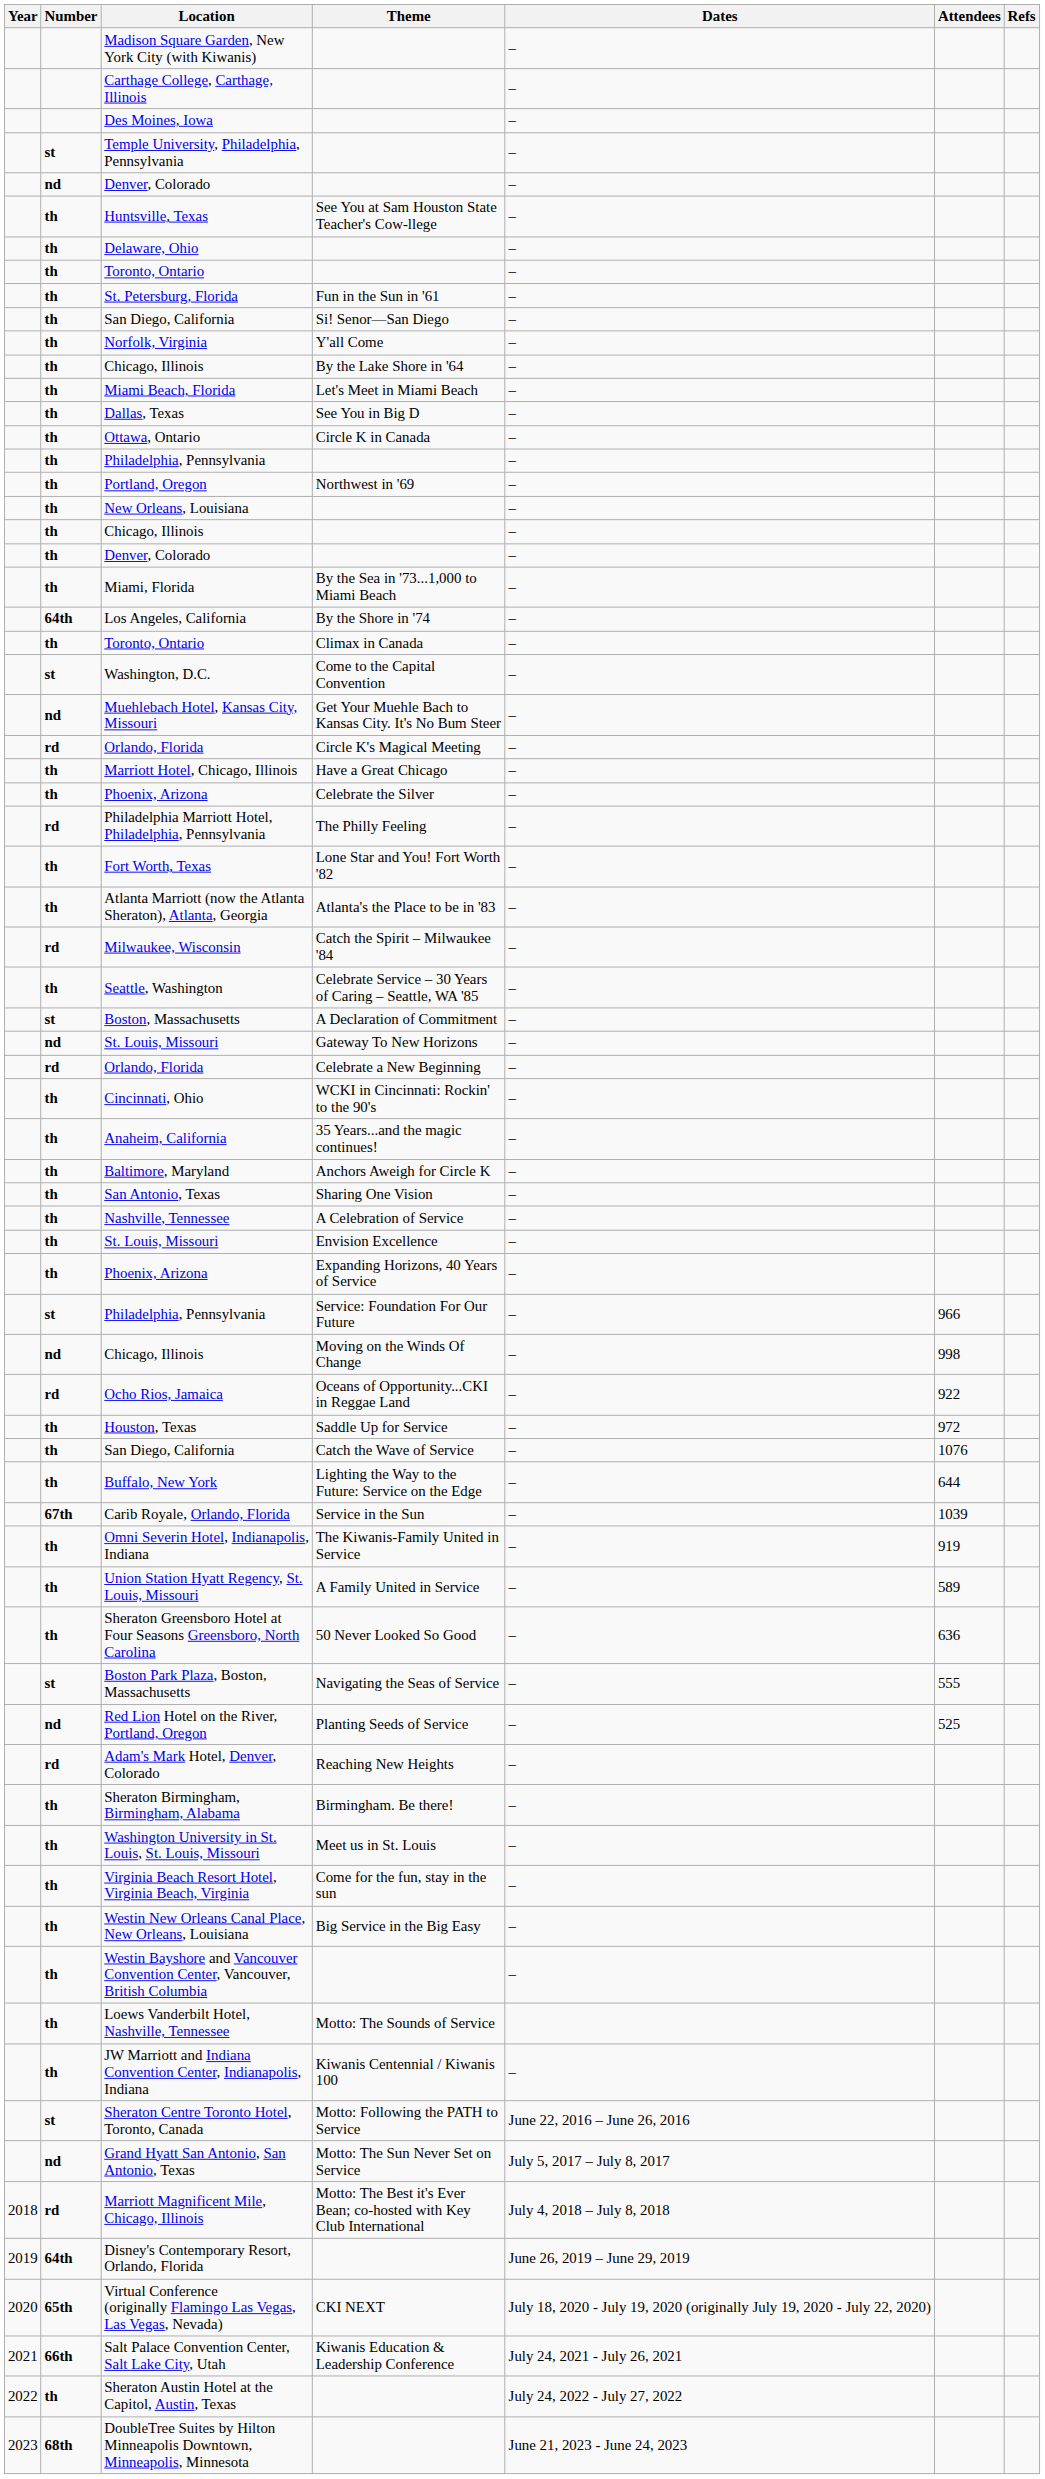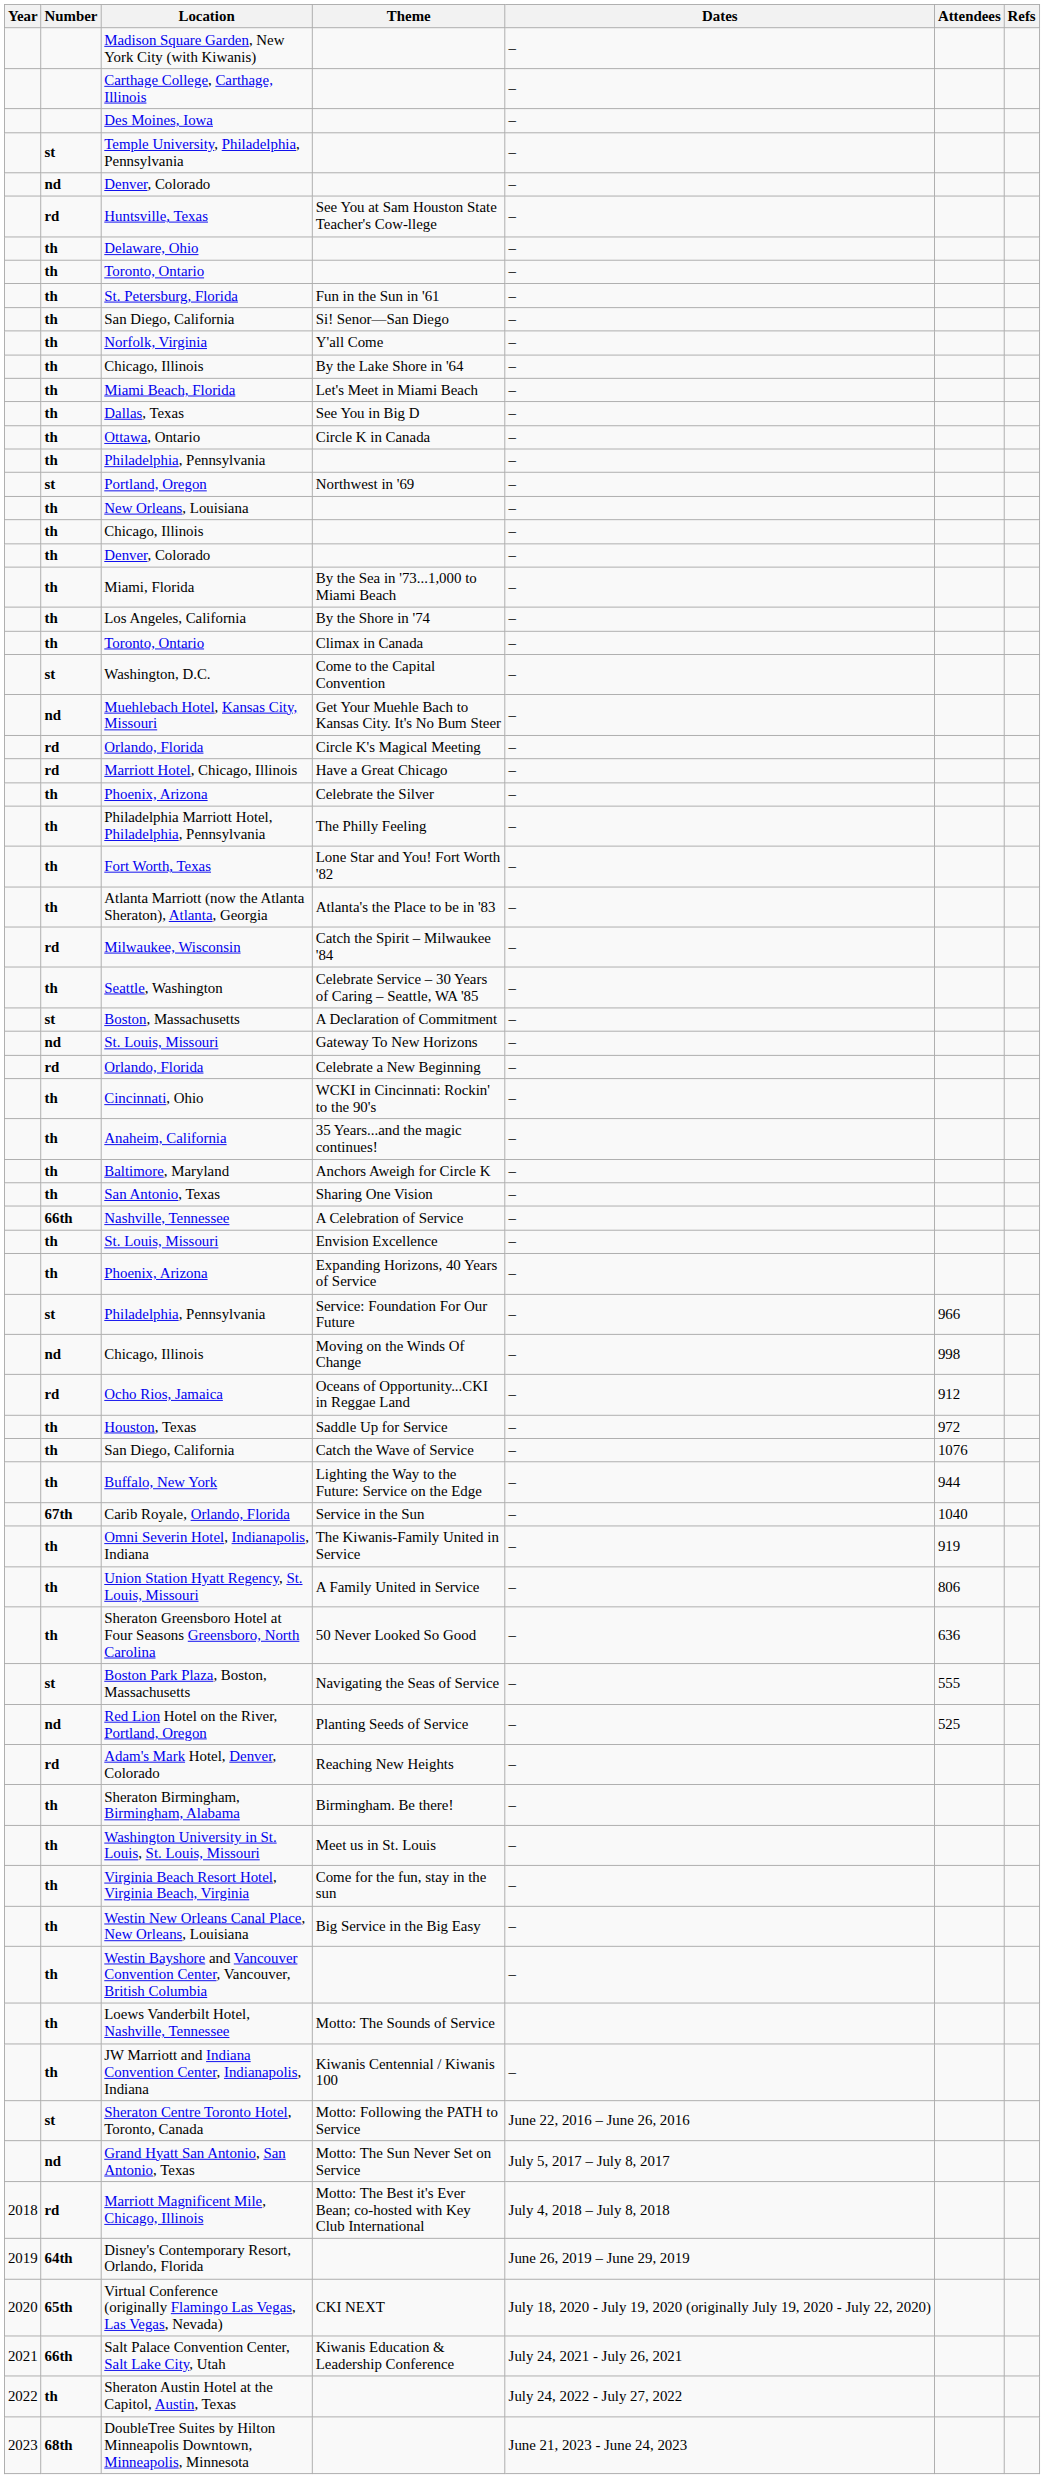(51, 216) th -> (52, 216) rd
(51, 484) th -> (50, 484) st
(59, 619) 64th -> (51, 619) th
(51, 770) th -> (52, 770) rd
(52, 826) rd -> (51, 826) th
(51, 1218) th -> (59, 1218) 66th
(949, 1394) 922 -> (949, 1394) 912
(949, 1482) 644 -> (949, 1482) 944
(953, 1514) 1039 -> (953, 1514) 1040
(949, 1586) 589 -> (949, 1586) 806
